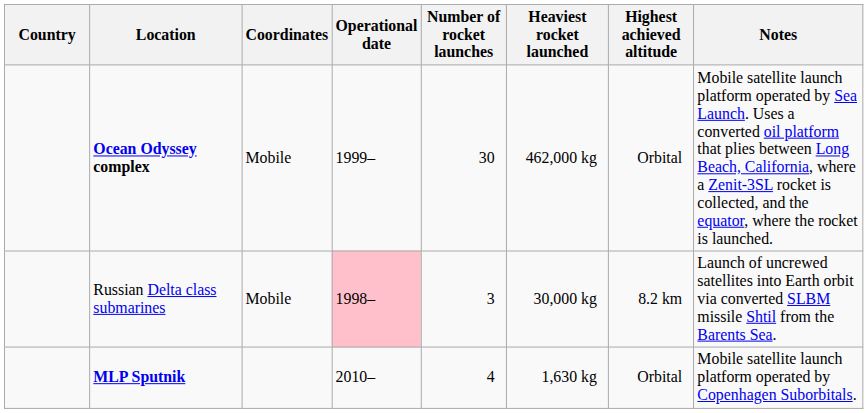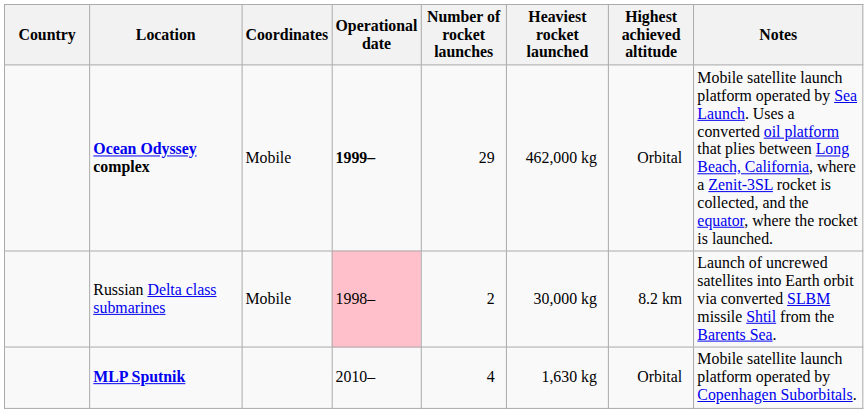(355, 158) normal -> (355, 158) bold
(491, 158) 30 -> (491, 158) 29
(495, 298) 3 -> (495, 298) 2
